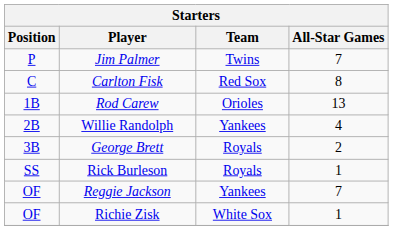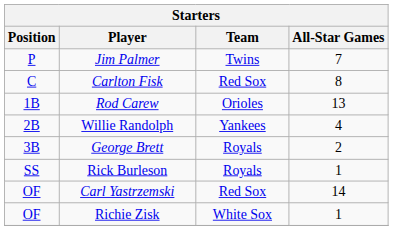- row: (127, 192)
+ row: (127, 192)
